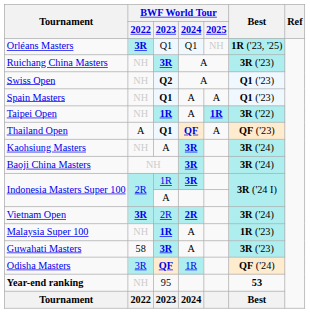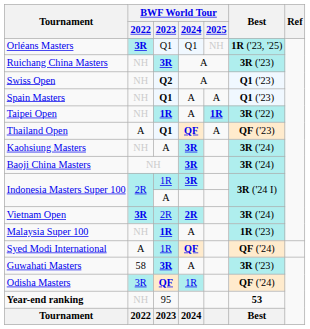+ row: (57, 249)
